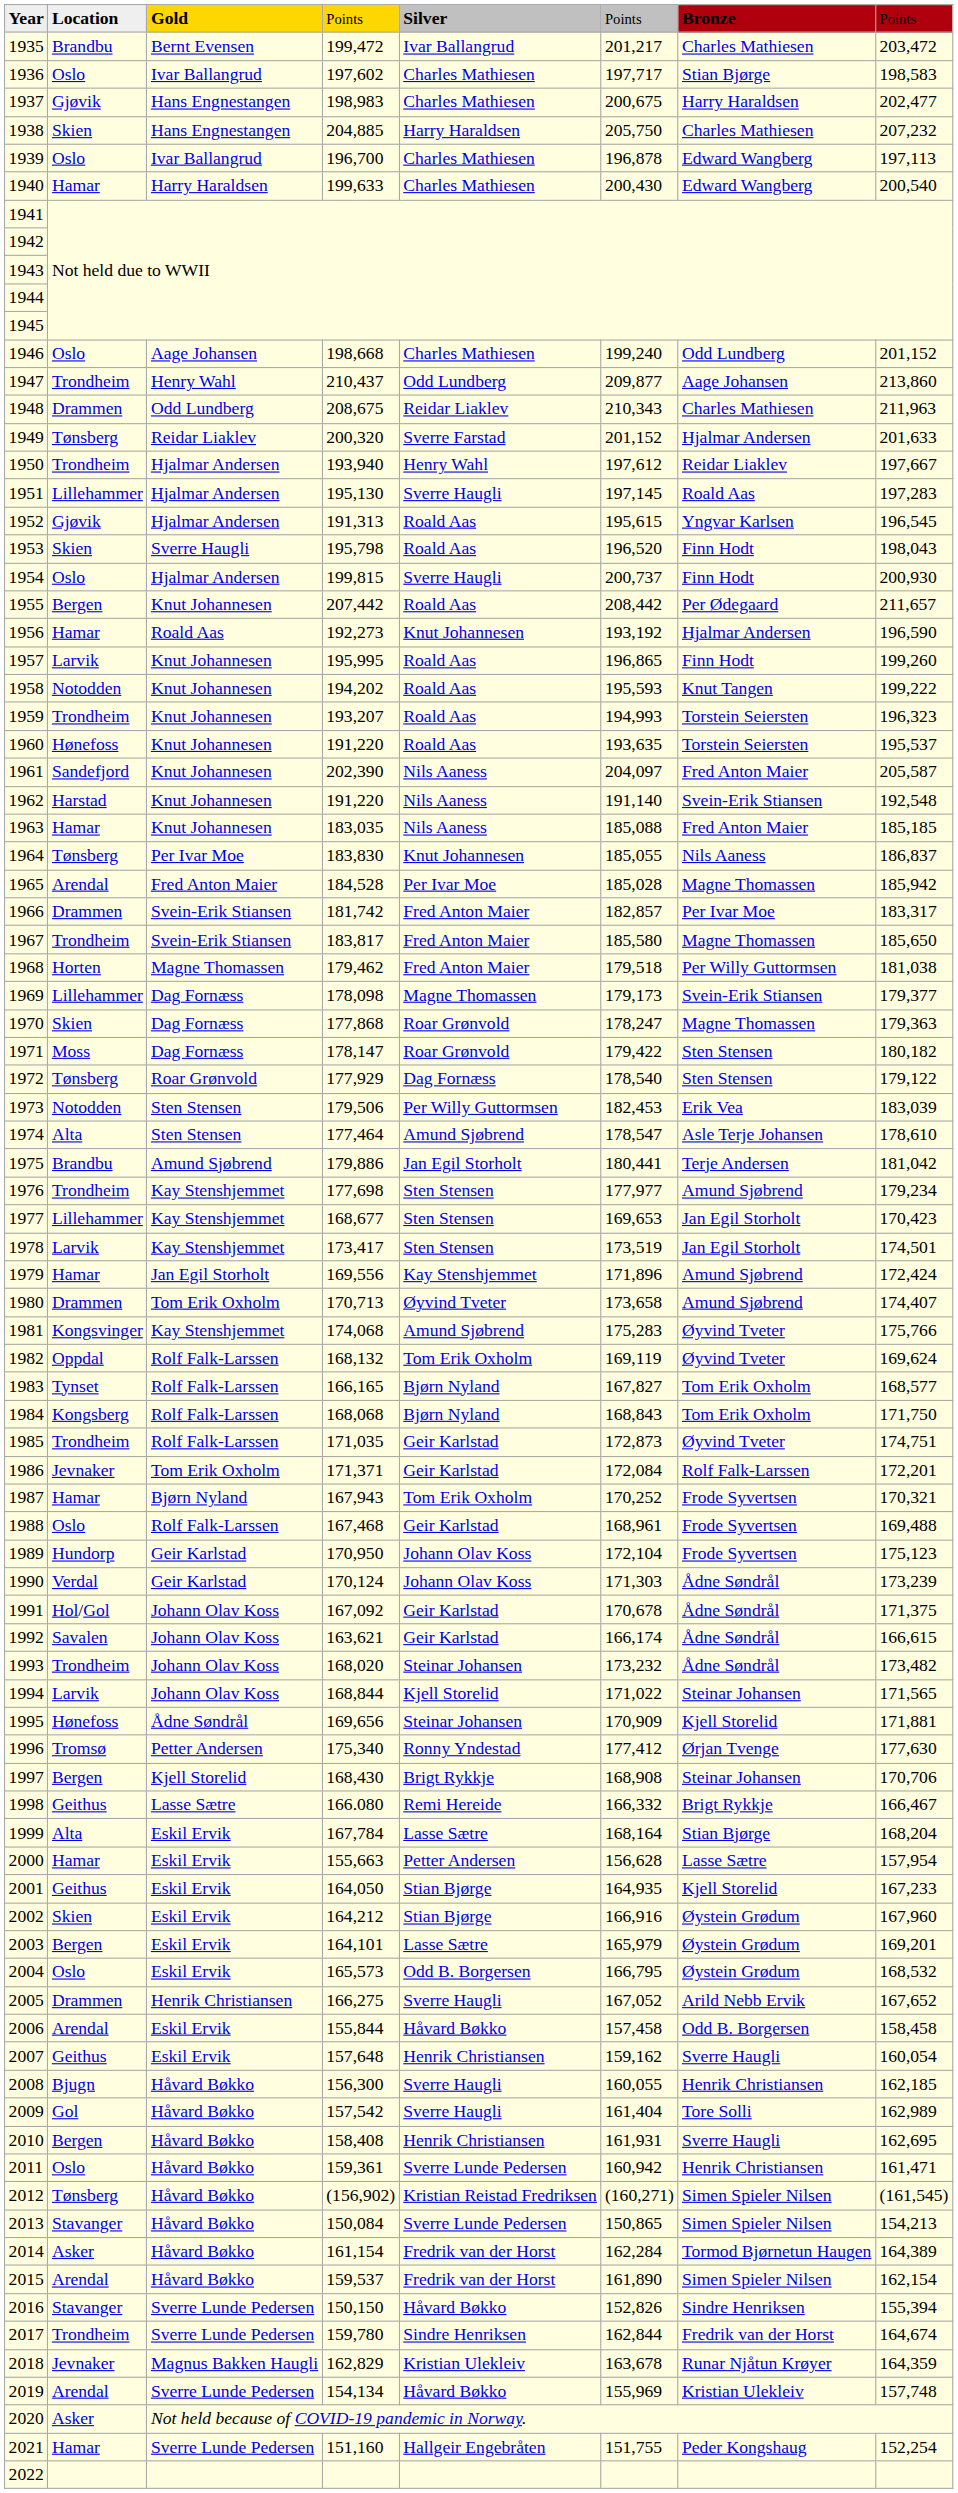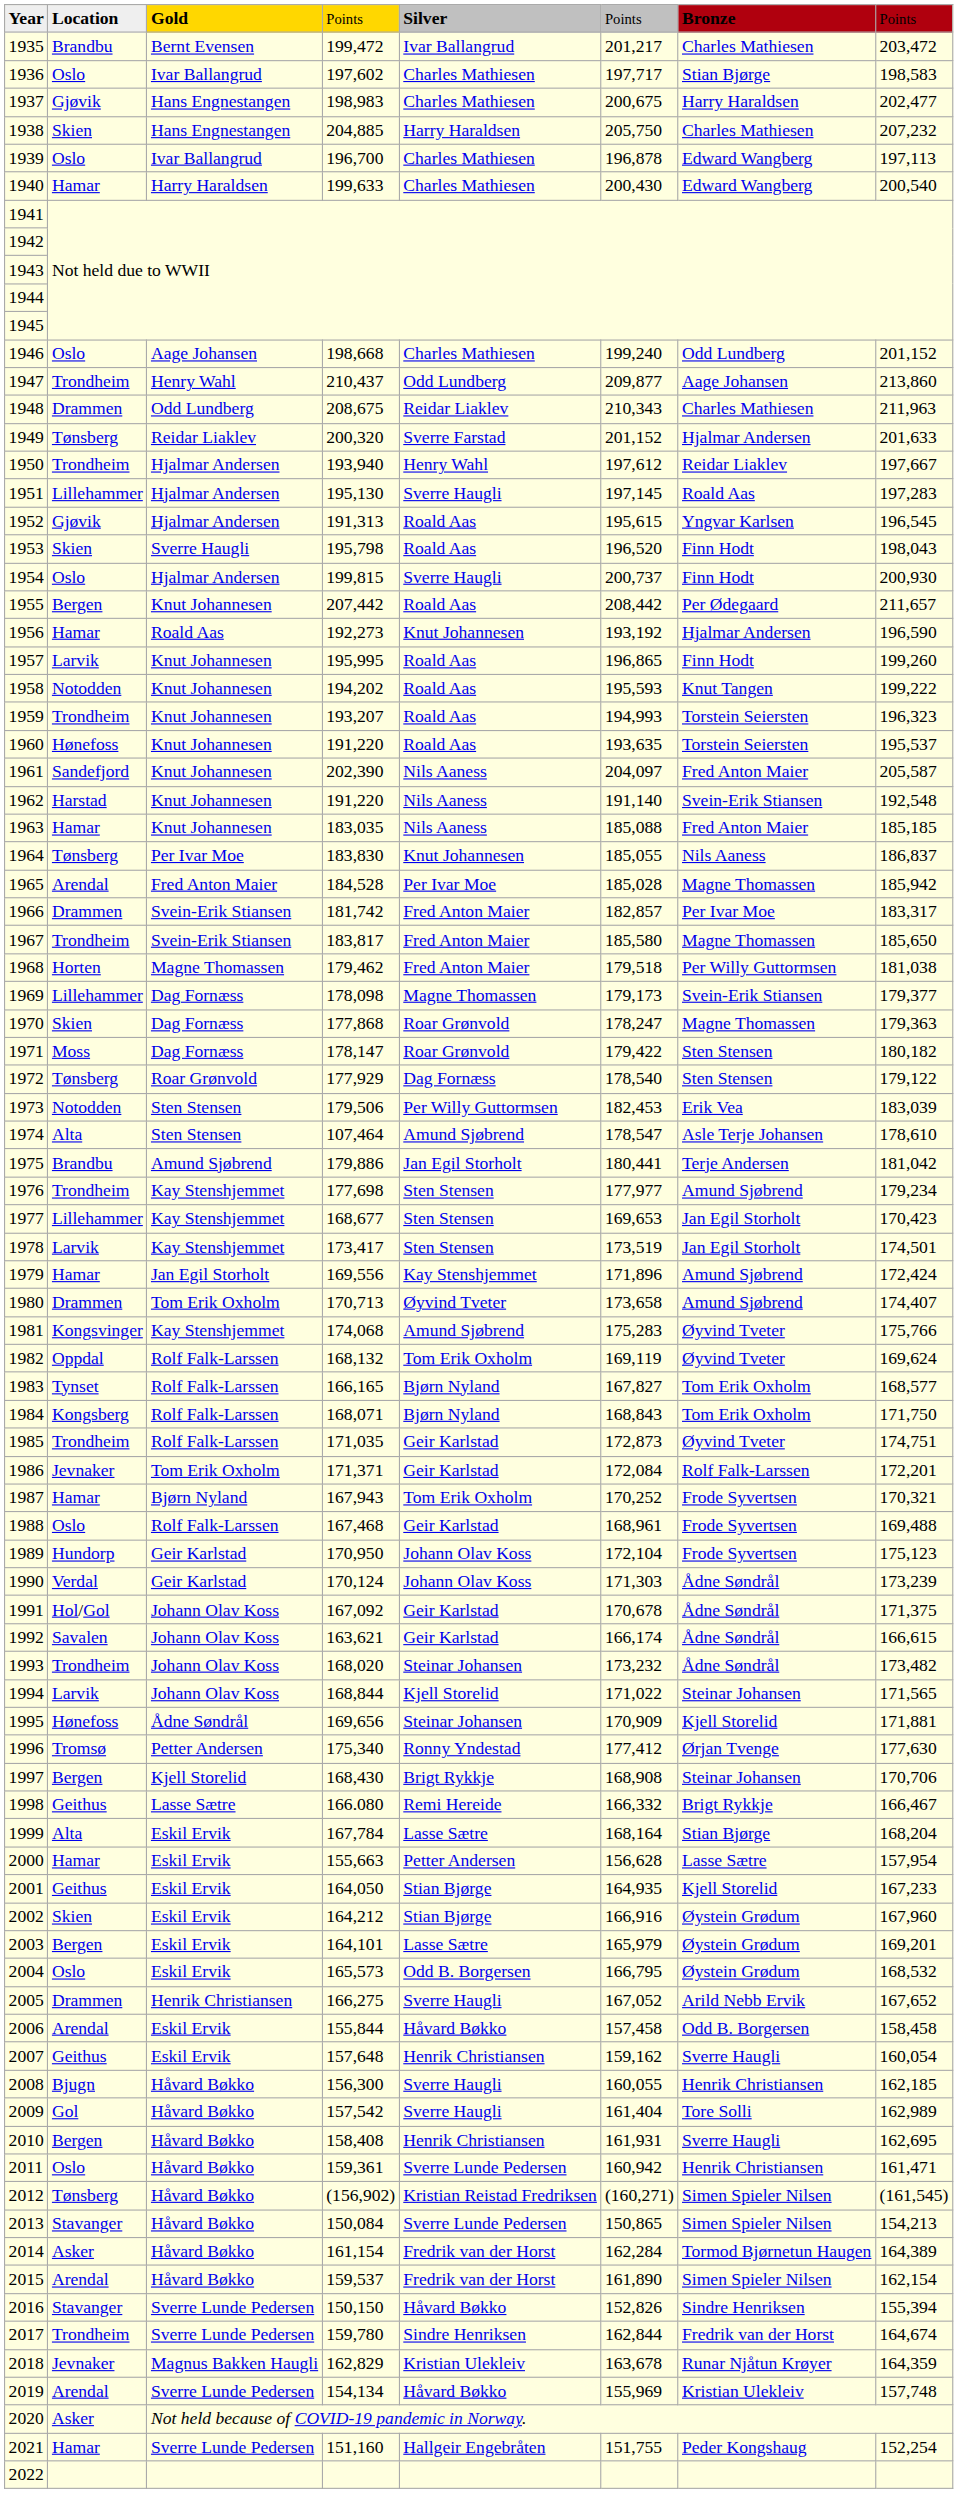(355, 1134) 177,464 -> (355, 1134) 107,464
(355, 1414) 168,068 -> (355, 1414) 168,071
